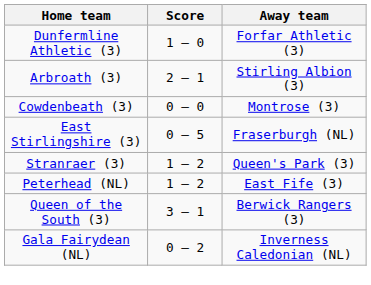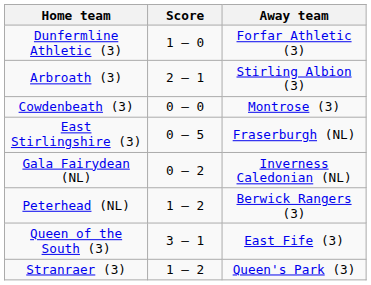rows swapped: (76, 247) <-> (76, 163)
(294, 184) East Fife (3) -> (294, 206) Berwick Rangers (3)
(294, 212) Berwick Rangers (3) -> (294, 241) East Fife (3)
